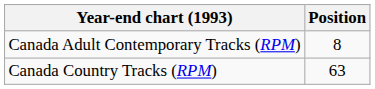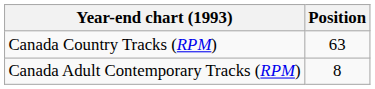rows swapped: (154, 44) <-> (113, 71)
